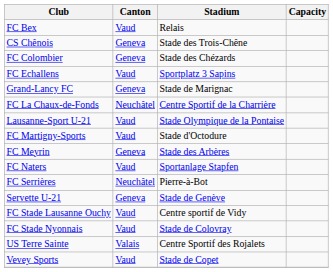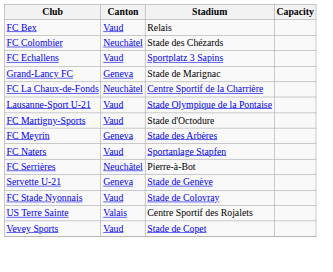- row: (30, 43)
(130, 58) Geneva -> (123, 43) Neuchâtel
- row: (59, 213)
